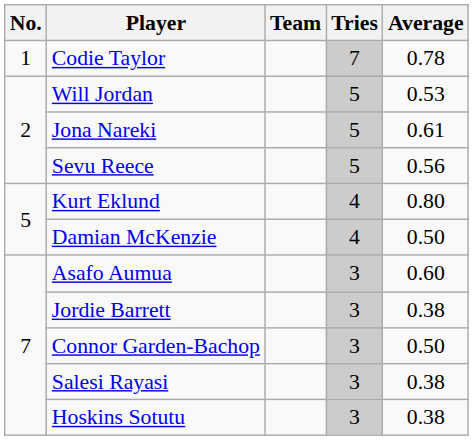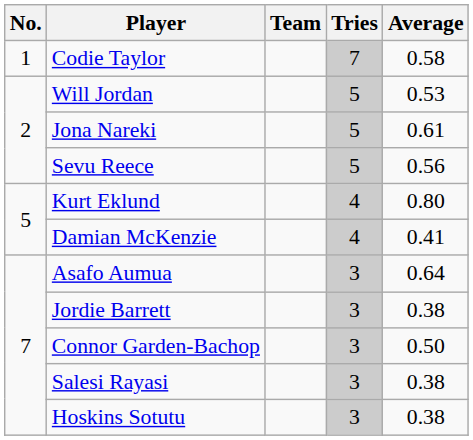(426, 58) 0.78 -> (426, 58) 0.58
(426, 237) 0.50 -> (426, 237) 0.41
(426, 273) 0.60 -> (426, 273) 0.64
